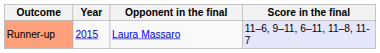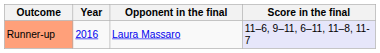(87, 34) 2015 -> (87, 34) 2016
